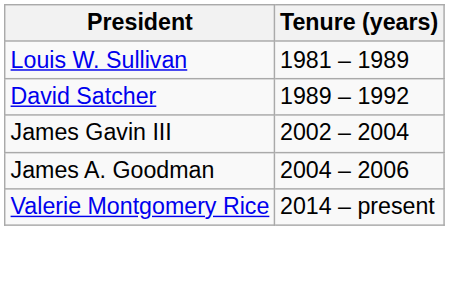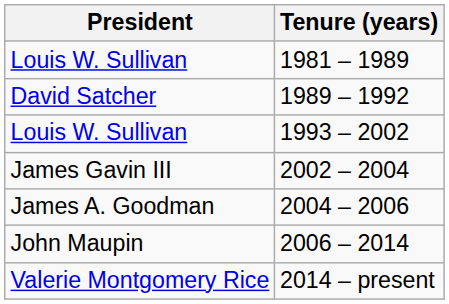+ row: (345, 133)
+ row: (345, 243)
